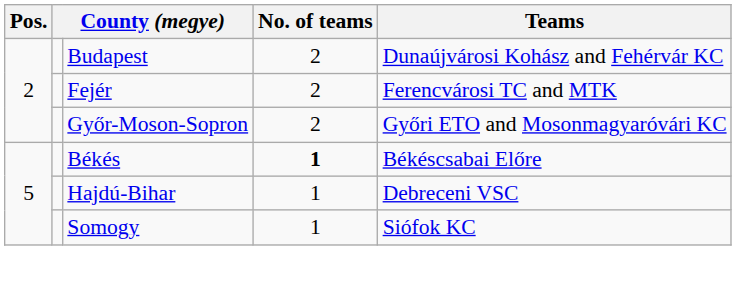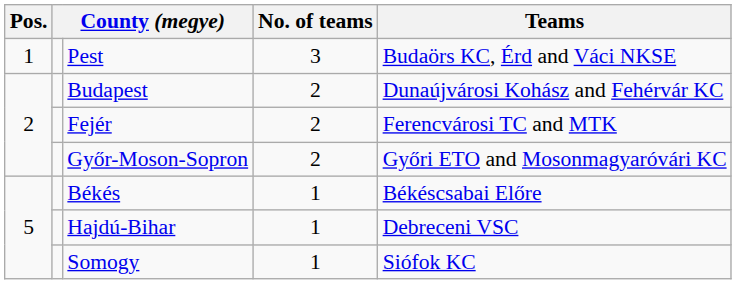+ row: (85, 55)
(315, 158) bold -> (315, 192) normal
